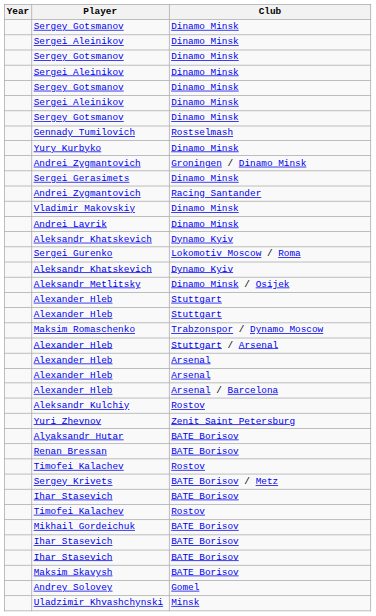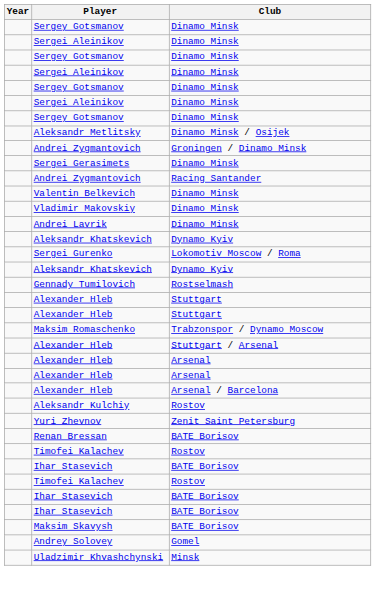rows swapped: (87, 285) <-> (84, 134)
- row: (67, 149)
+ row: (84, 194)
- row: (79, 437)
- row: (73, 482)
- row: (84, 527)
